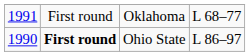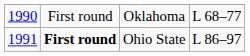(23, 16) 1991 -> (23, 16) 1990
(23, 39) 1990 -> (23, 39) 1991
